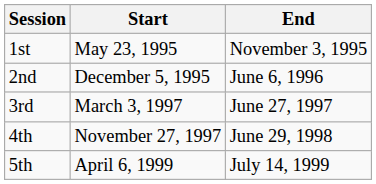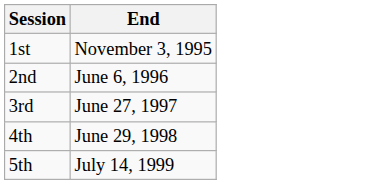- column: (148, 19)
